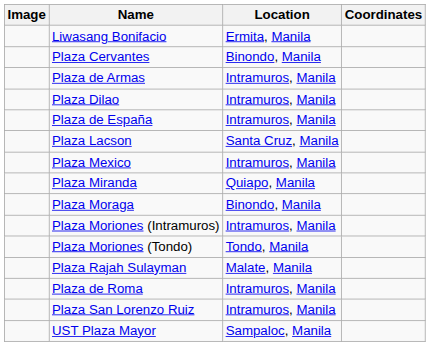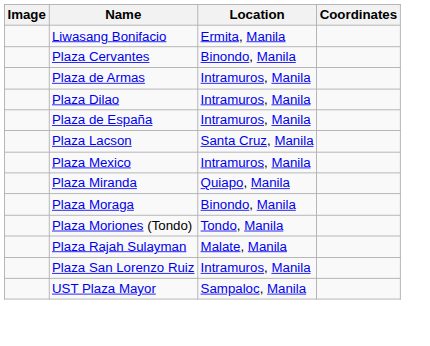- row: (136, 225)
- row: (97, 288)
